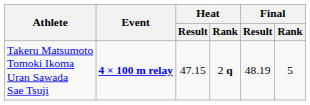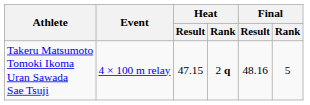(136, 70) bold -> (134, 70) normal
(258, 70) 48.19 -> (255, 70) 48.16
